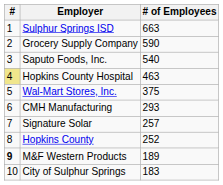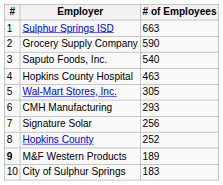(9, 76) khaki background -> (9, 76) no background
(151, 92) 375 -> (151, 92) 305
(151, 124) 257 -> (151, 124) 256
